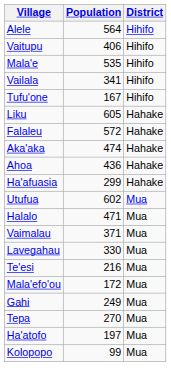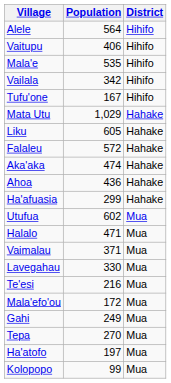(112, 81) 341 -> (112, 81) 342
+ row: (29, 115)
